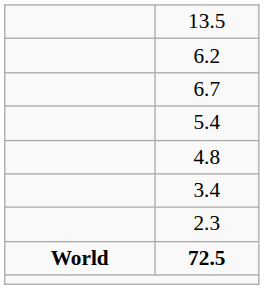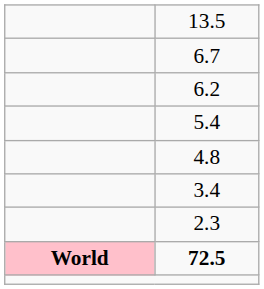rows swapped: (207, 89) <-> (207, 55)
(80, 257) no background -> (80, 257) pink background
